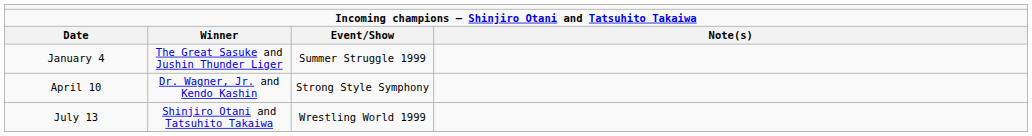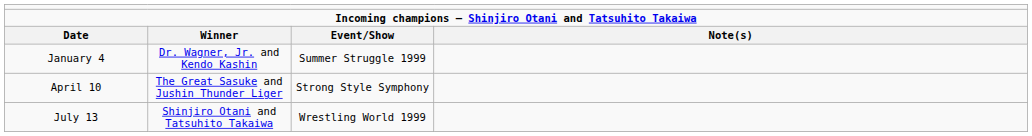(219, 58) The Great Sasuke and Jushin Thunder Liger -> (219, 58) Dr. Wagner, Jr. and Kendo Kashin
(219, 88) Dr. Wagner, Jr. and Kendo Kashin -> (219, 88) The Great Sasuke and Jushin Thunder Liger
